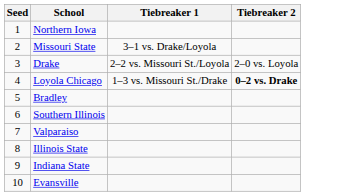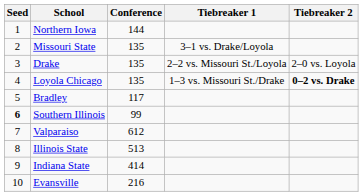+ column: (136, 13)
(18, 115) normal -> (18, 115) bold
